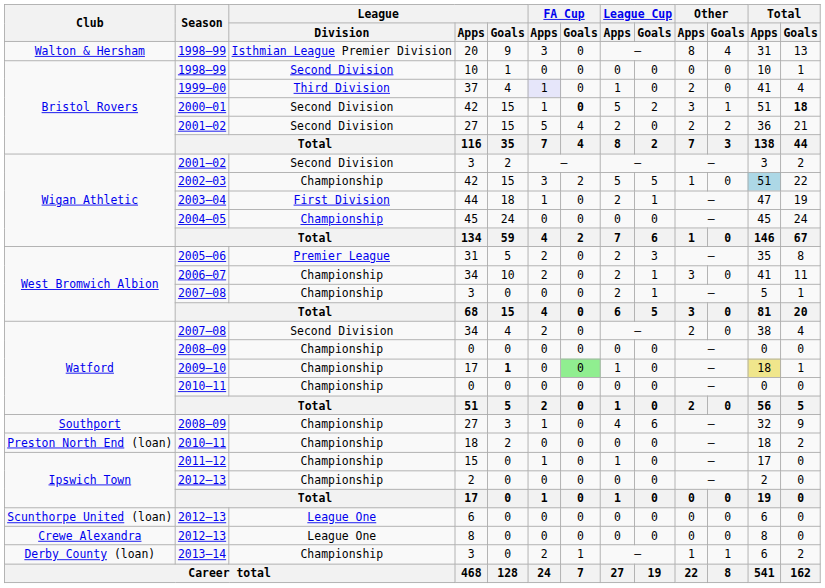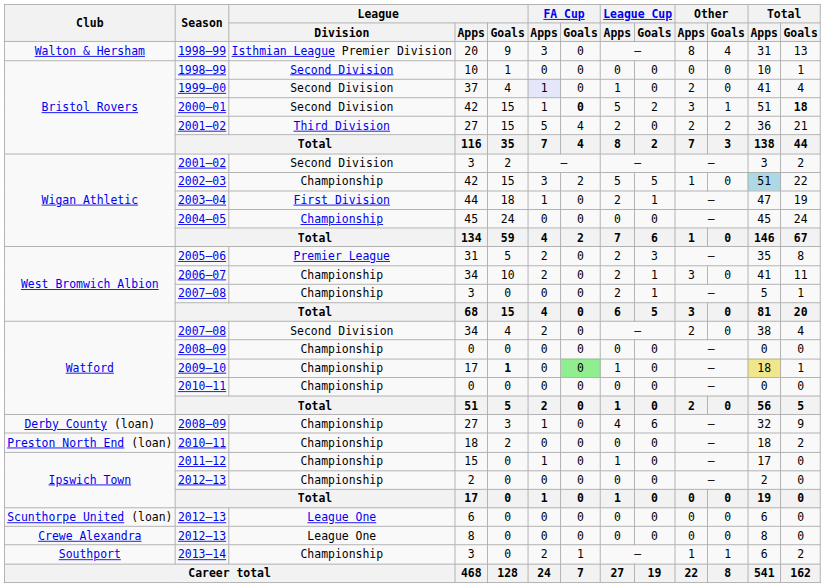(342, 88) Third Division -> (342, 88) Second Division
(342, 126) Second Division -> (342, 126) Third Division
(90, 424) Southport -> (90, 424) Derby County (loan)
(90, 554) Derby County (loan) -> (90, 554) Southport
